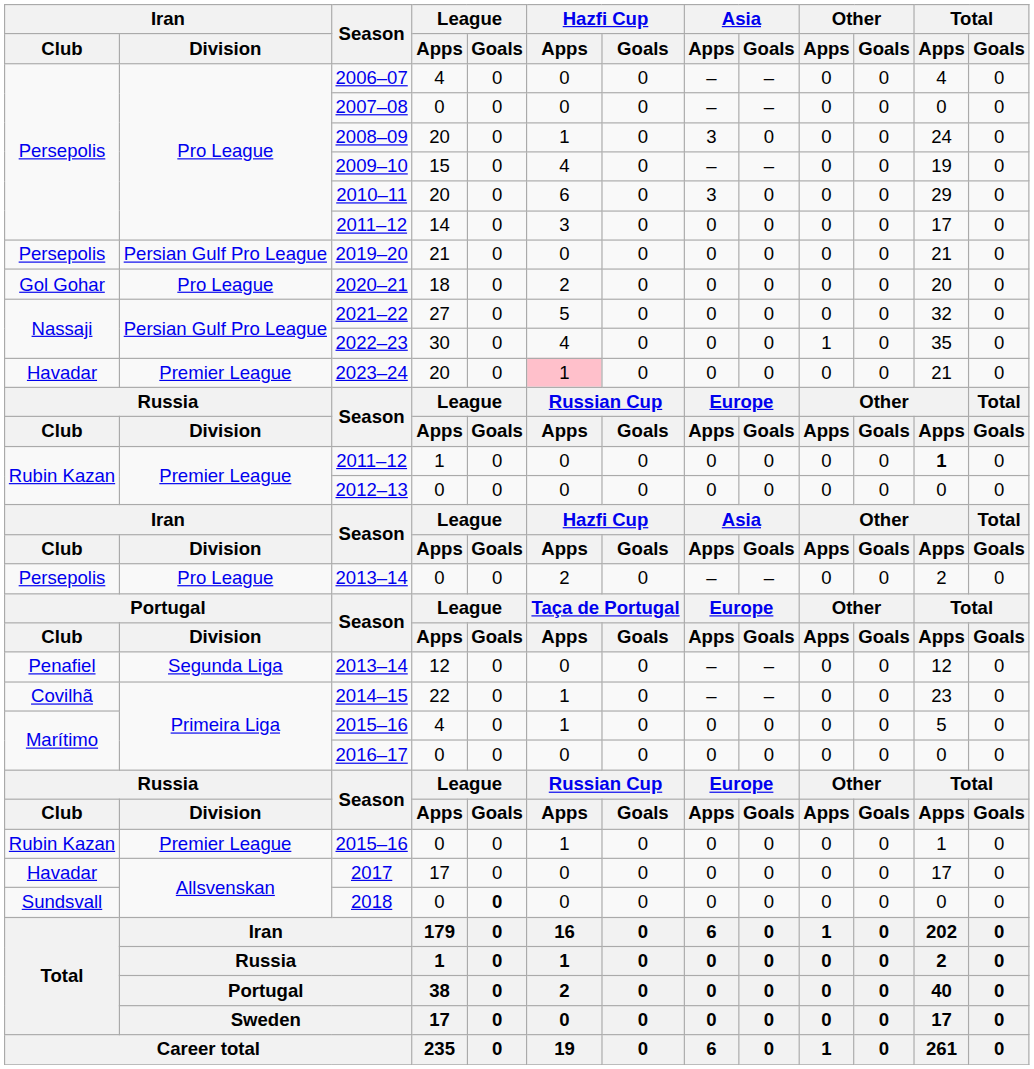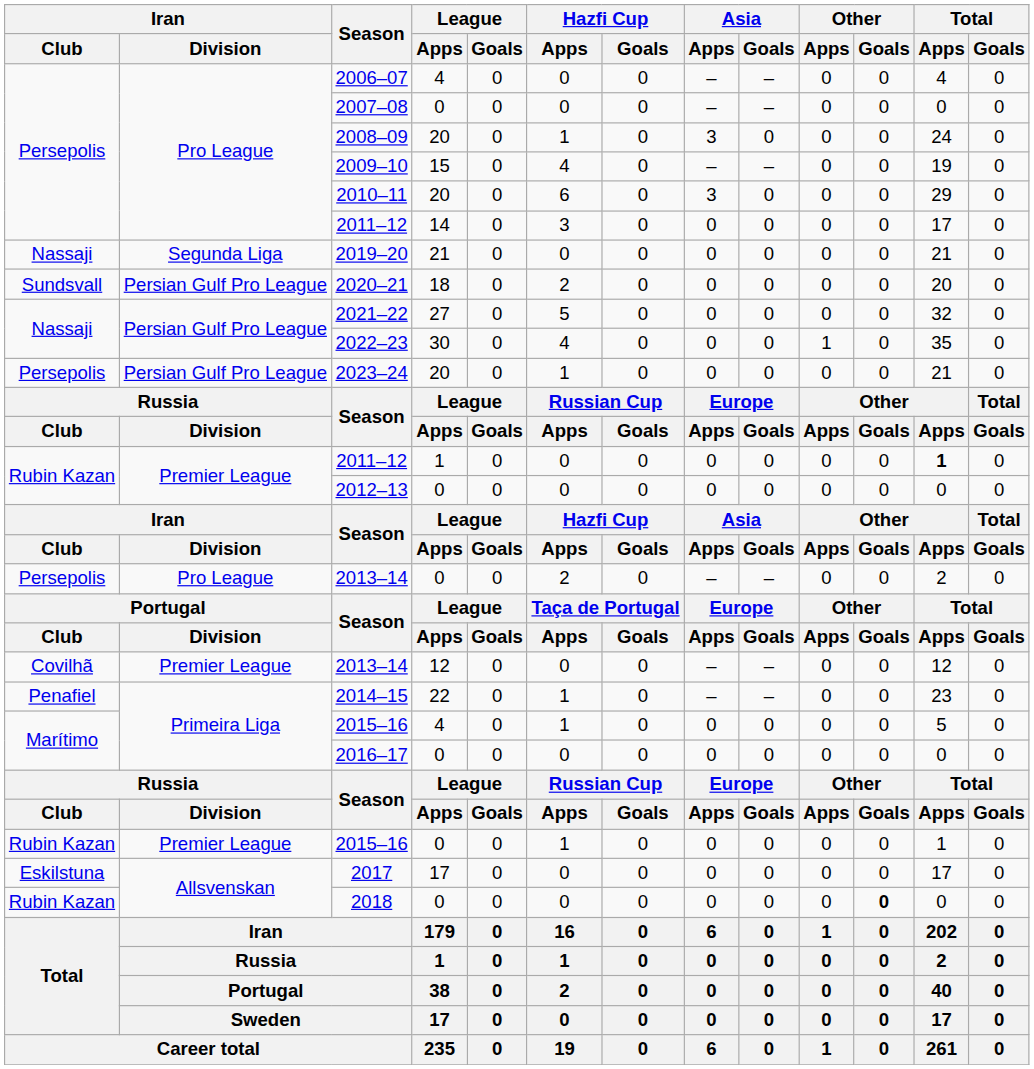(62, 254) Persepolis -> (62, 254) Nassaji
(225, 254) Persian Gulf Pro League -> (225, 254) Segunda Liga
(62, 284) Gol Gohar -> (62, 284) Sundsvall
(225, 284) Pro League -> (225, 284) Persian Gulf Pro League
(62, 372) Havadar -> (62, 372) Persepolis
(225, 372) Premier League -> (225, 372) Persian Gulf Pro League
(565, 372) pink background -> (565, 372) no background
(62, 666) Penafiel -> (62, 666) Covilhã
(225, 666) Segunda Liga -> (225, 666) Premier League
(62, 696) Covilhã -> (62, 696) Penafiel
(62, 872) Havadar -> (62, 872) Eskilstuna
(62, 902) Sundsvall -> (62, 902) Rubin Kazan
(497, 902) bold -> (497, 902) normal
(884, 902) normal -> (884, 902) bold
